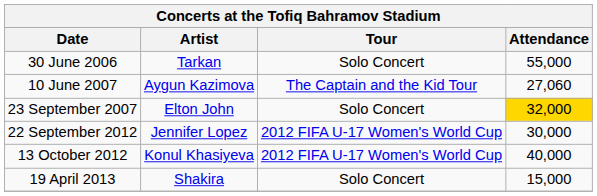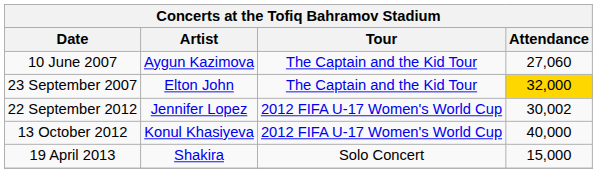- row: (73, 62)
(382, 109) Solo Concert -> (382, 86) The Captain and the Kid Tour
(549, 132) 30,000 -> (549, 109) 30,002
